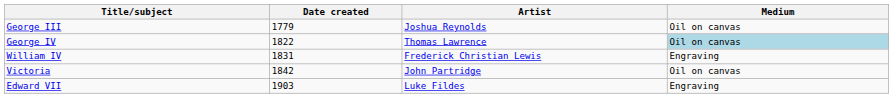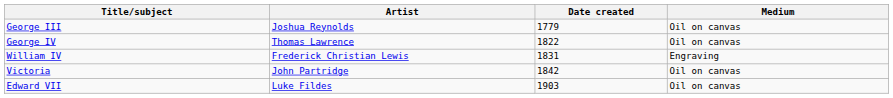columns swapped: (535, 12) <-> (336, 12)
(705, 41) lightblue background -> (705, 41) no background
(694, 86) Engraving -> (705, 86) Oil on canvas
